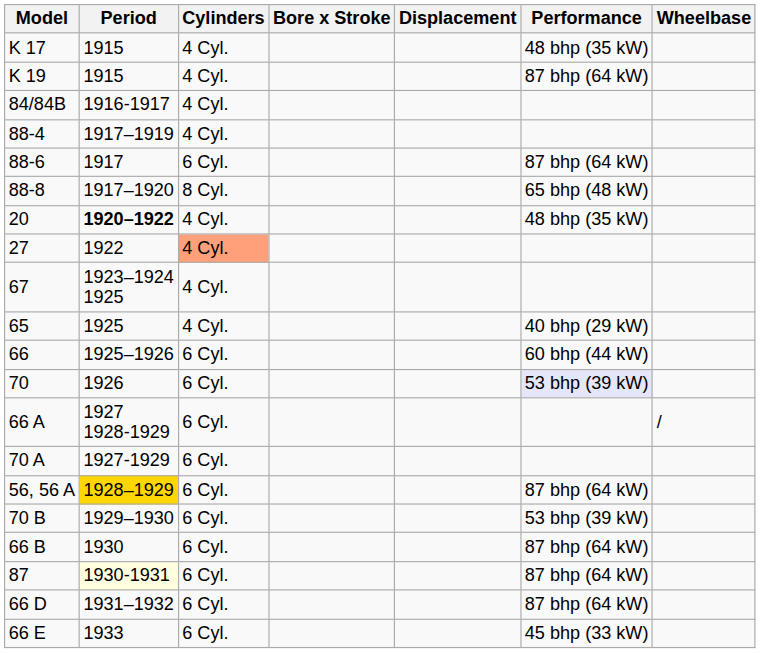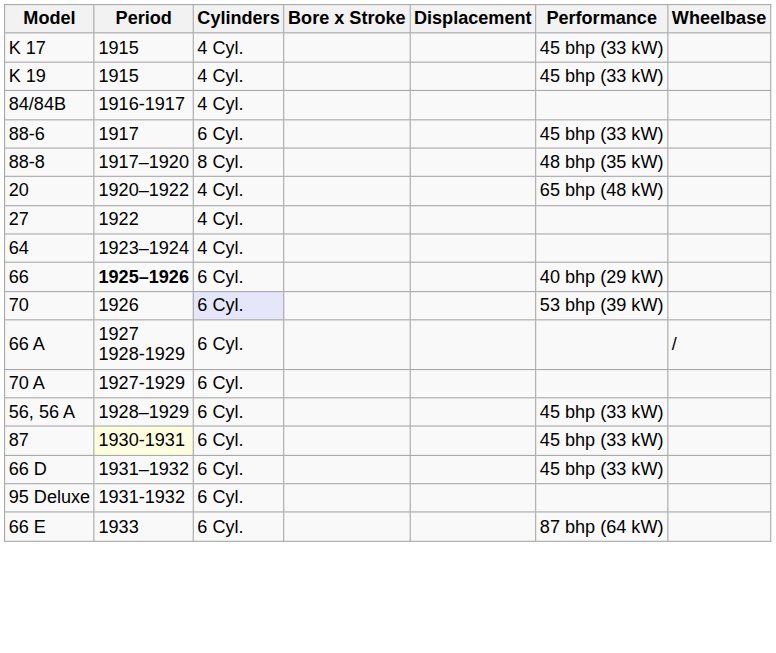(587, 47) 48 bhp (35 kW) -> (602, 47) 45 bhp (33 kW)
(587, 76) 87 bhp (64 kW) -> (602, 76) 45 bhp (33 kW)
- row: (27, 133)
(587, 162) 87 bhp (64 kW) -> (602, 133) 45 bhp (33 kW)
(587, 190) 65 bhp (48 kW) -> (602, 162) 48 bhp (35 kW)
(129, 219) bold -> (144, 190) normal
(587, 219) 48 bhp (35 kW) -> (602, 190) 65 bhp (48 kW)
(205, 248) lightsalmon background -> (220, 219) no background
+ row: (19, 248)
- row: (19, 287)
- row: (19, 325)
(129, 354) normal -> (144, 276) bold
(587, 354) 60 bhp (44 kW) -> (602, 276) 40 bhp (29 kW)
(205, 383) no background -> (220, 305) lavender background
(587, 383) lavender background -> (602, 305) no background
(129, 489) gold background -> (144, 411) no background
(587, 489) 87 bhp (64 kW) -> (602, 411) 45 bhp (33 kW)
- row: (27, 518)
- row: (27, 546)
(587, 575) 87 bhp (64 kW) -> (602, 440) 45 bhp (33 kW)
(587, 604) 87 bhp (64 kW) -> (602, 469) 45 bhp (33 kW)
+ row: (49, 497)
(587, 632) 45 bhp (33 kW) -> (602, 526) 87 bhp (64 kW)
